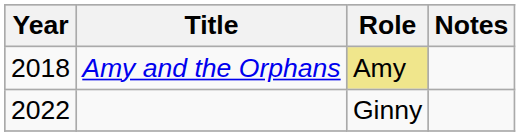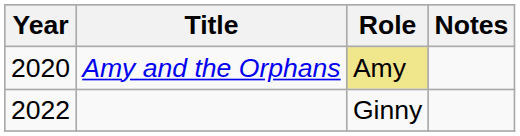(40, 67) 2018 -> (40, 67) 2020
